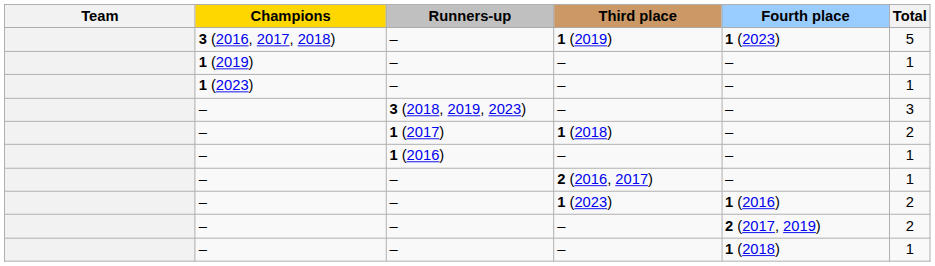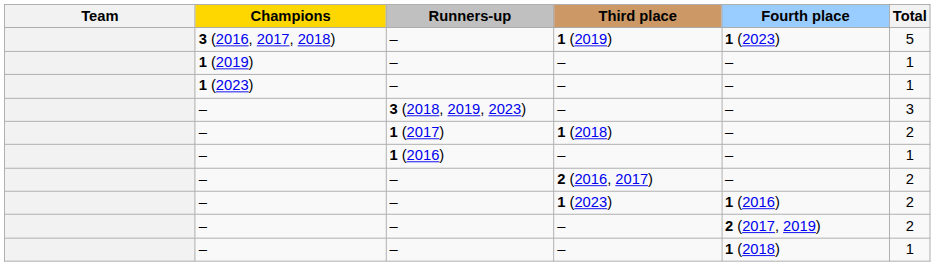(910, 179) 1 -> (910, 179) 2
